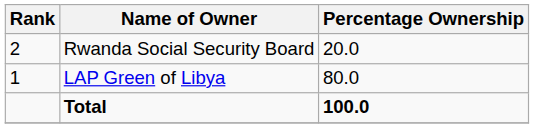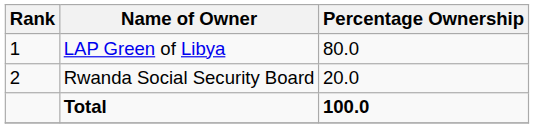rows swapped: (145, 78) <-> (189, 48)
